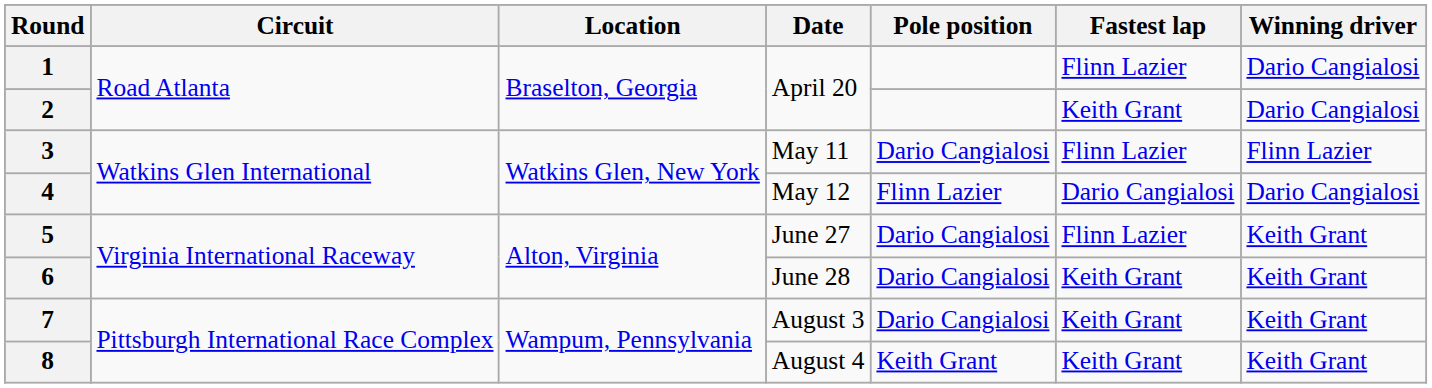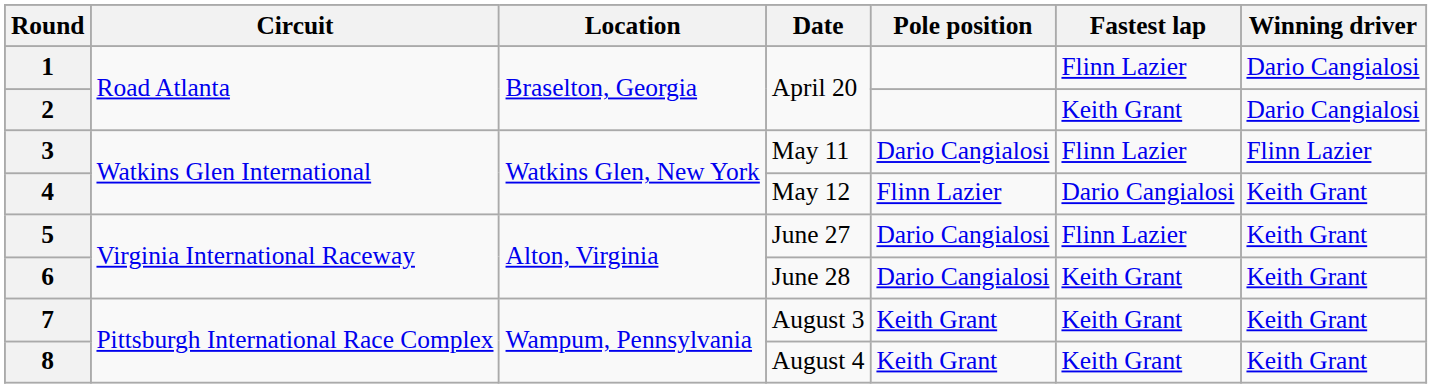(1333, 192) Dario Cangialosi -> (1307, 192) Keith Grant
(963, 318) Dario Cangialosi -> (937, 318) Keith Grant
